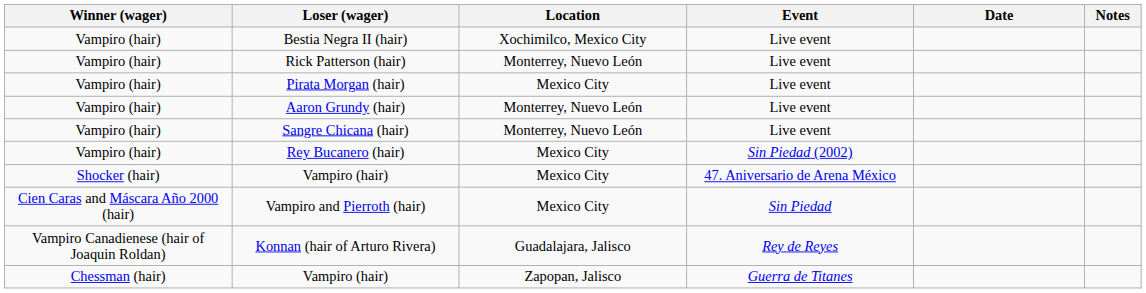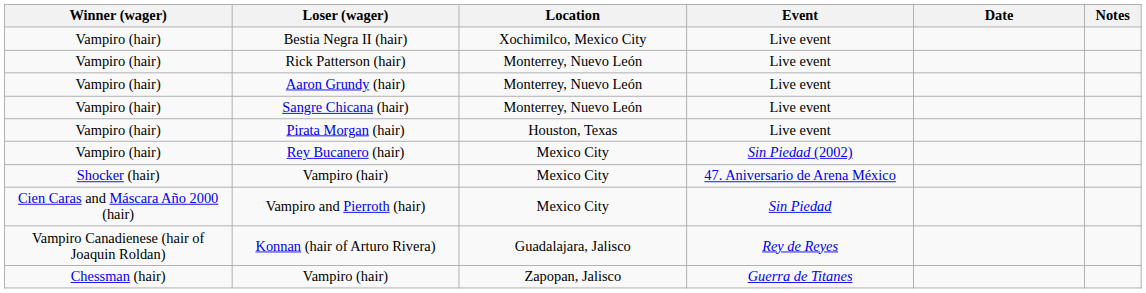- row: (345, 84)
+ row: (345, 130)
